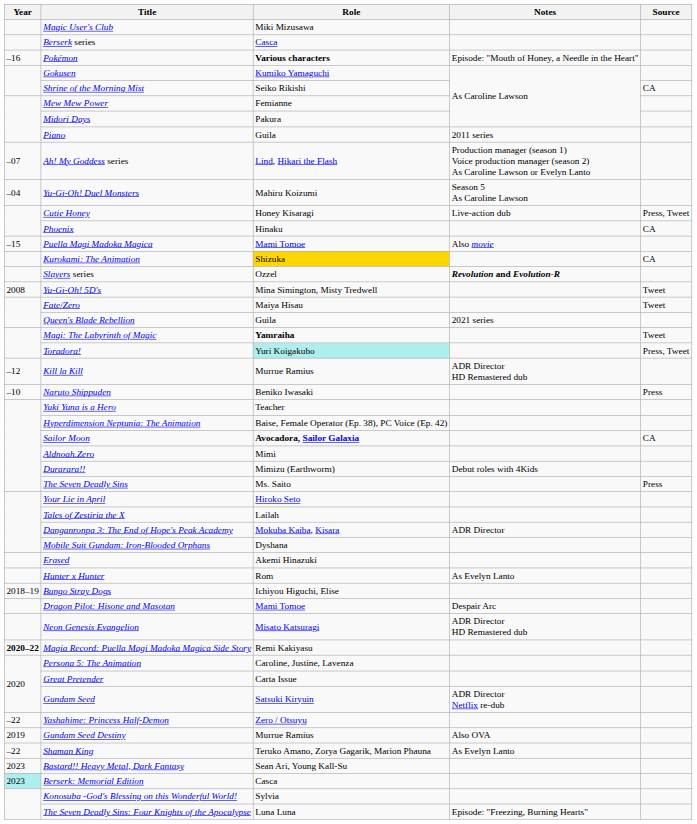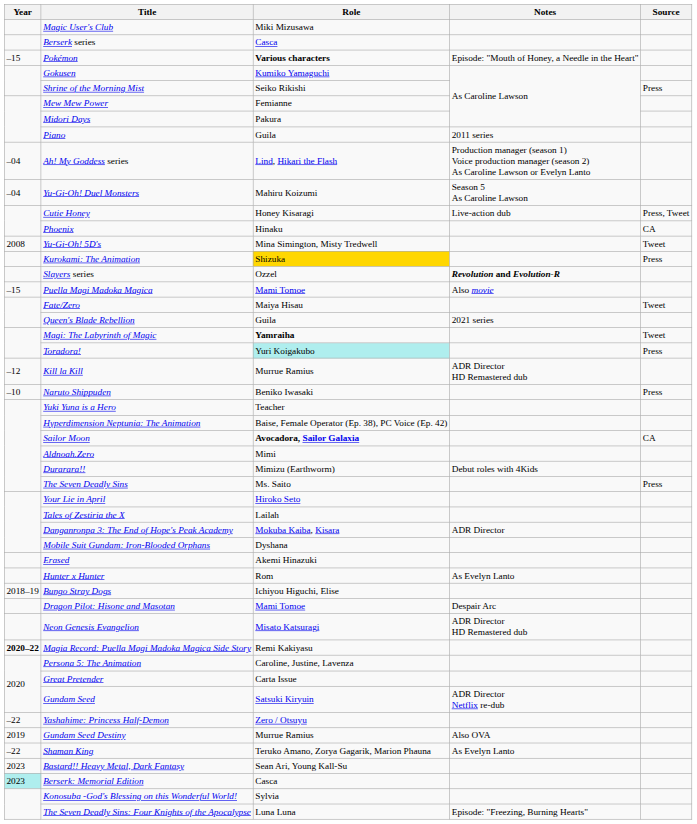(13, 58) –16 -> (13, 58) –15
(649, 88) CA -> (653, 88) Press
(13, 160) –07 -> (13, 160) –04
rows swapped: (72, 289) <-> (98, 244)
(649, 259) CA -> (653, 259) Press
(666, 351) Press, Tweet -> (653, 351) Press
